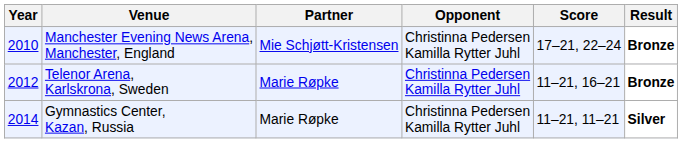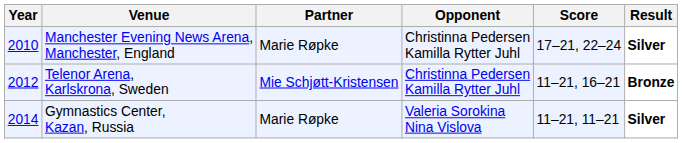(329, 45) Mie Schjøtt-Kristensen -> (299, 45) Marie Røpke
(651, 45) Bronze -> (646, 45) Silver
(299, 83) Marie Røpke -> (329, 83) Mie Schjøtt-Kristensen
(468, 120) Christinna Pedersen Kamilla Rytter Juhl -> (455, 120) Valeria Sorokina Nina Vislova
